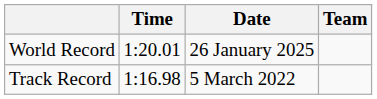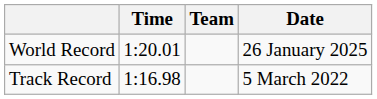columns swapped: (345, 19) <-> (252, 19)
